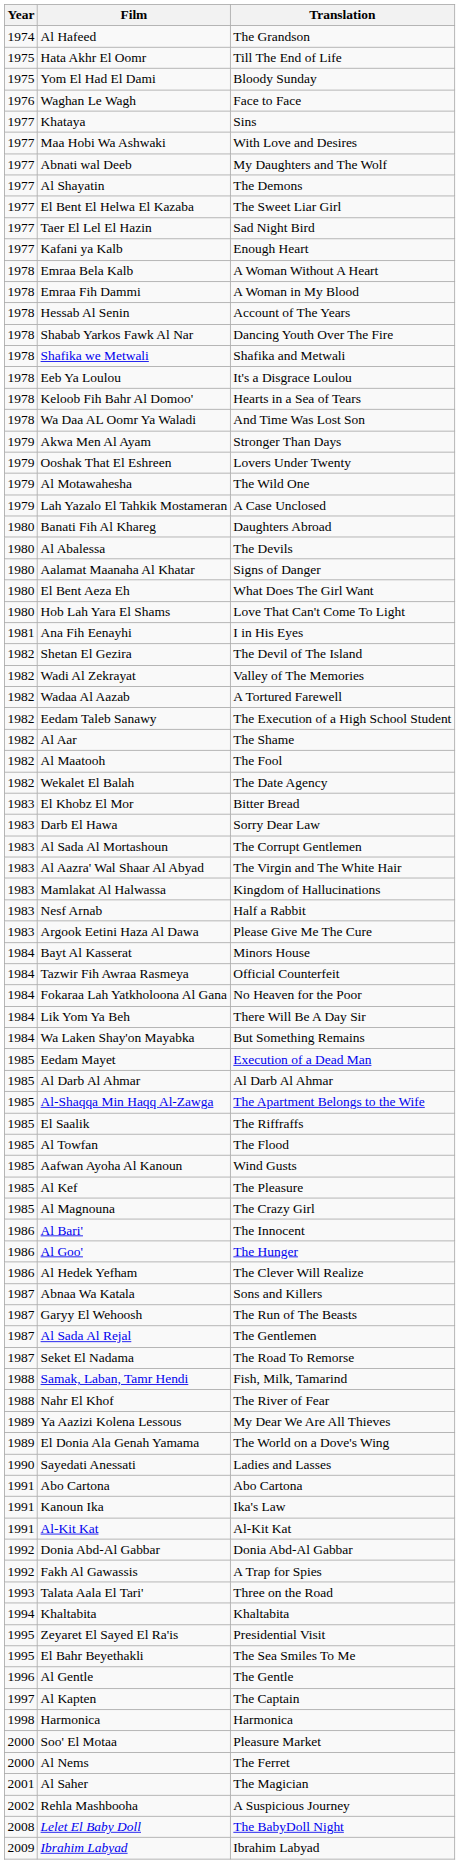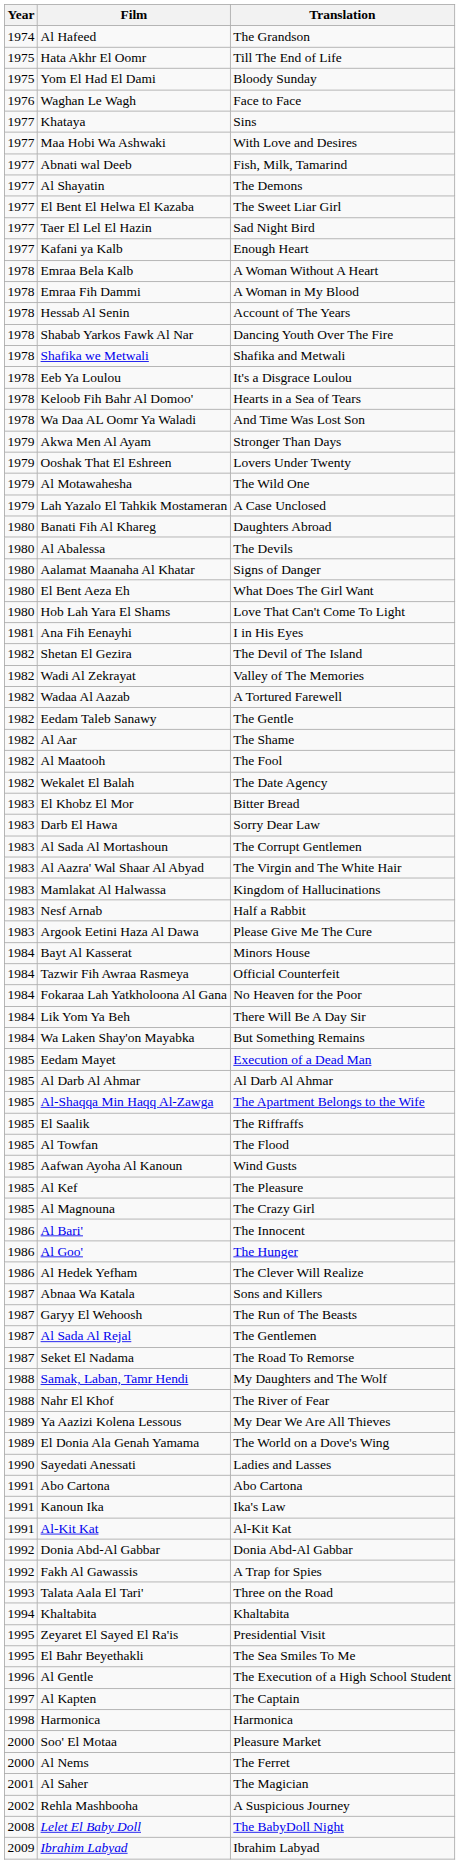(310, 164) My Daughters and The Wolf -> (290, 164) Fish, Milk, Tamarind
(342, 718) The Execution of a High School Student -> (263, 718) The Gentle
(290, 1379) Fish, Milk, Tamarind -> (310, 1379) My Daughters and The Wolf
(263, 1677) The Gentle -> (342, 1677) The Execution of a High School Student
